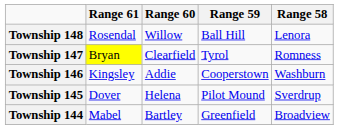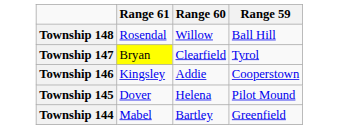- column: (302, 14)
